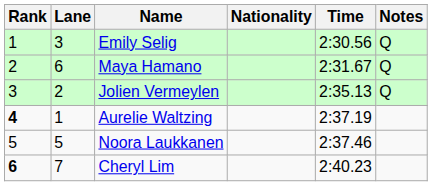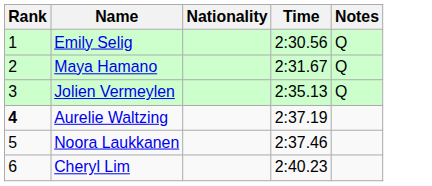- column: (73, 17)
(13, 167) bold -> (13, 167) normal
